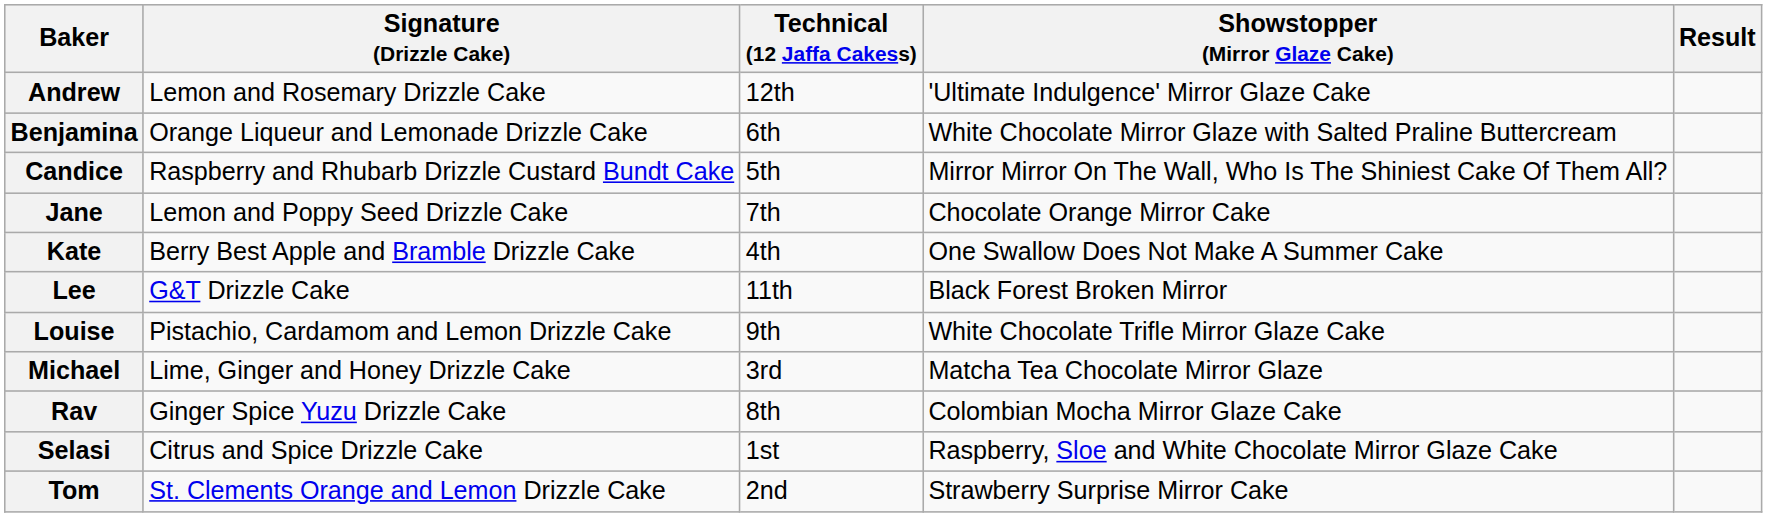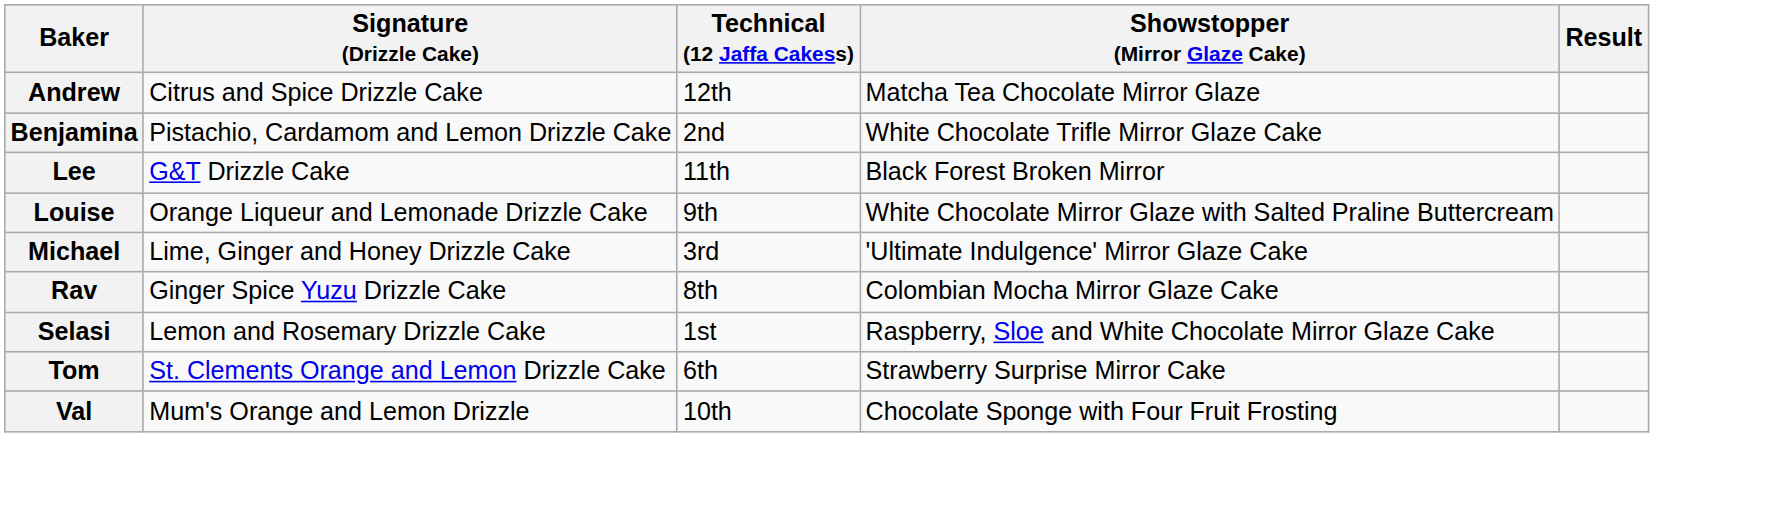(347, 92) Lemon and Rosemary Drizzle Cake -> (316, 92) Citrus and Spice Drizzle Cake
(1150, 92) 'Ultimate Indulgence' Mirror Glaze Cake -> (1063, 92) Matcha Tea Chocolate Mirror Glaze
(398, 132) Orange Liqueur and Lemonade Drizzle Cake -> (410, 132) Pistachio, Cardamom and Lemon Drizzle Cake
(763, 132) 6th -> (704, 132) 2nd
(1273, 132) White Chocolate Mirror Glaze with Salted Praline Buttercream -> (1094, 132) White Chocolate Trifle Mirror Glaze Cake
- row: (74, 172)
- row: (74, 212)
- row: (74, 251)
(410, 331) Pistachio, Cardamom and Lemon Drizzle Cake -> (398, 212) Orange Liqueur and Lemonade Drizzle Cake
(1157, 331) White Chocolate Trifle Mirror Glaze Cake -> (1210, 212) White Chocolate Mirror Glaze with Salted Praline Buttercream
(1126, 371) Matcha Tea Chocolate Mirror Glaze -> (1087, 251) 'Ultimate Indulgence' Mirror Glaze Cake
(316, 451) Citrus and Spice Drizzle Cake -> (347, 331) Lemon and Rosemary Drizzle Cake
(767, 490) 2nd -> (700, 371) 6th
+ row: (74, 411)
